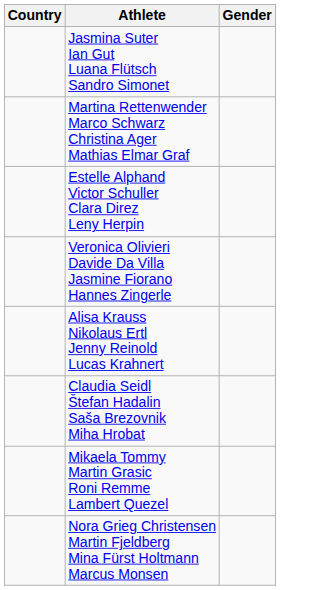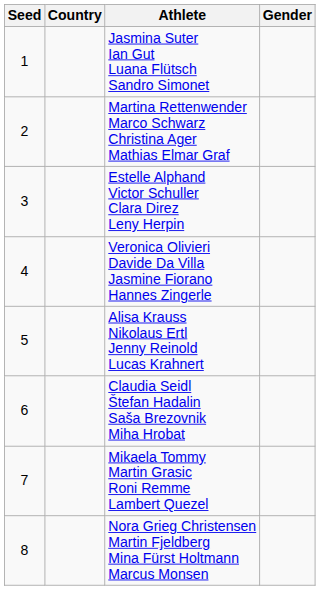+ column: (25, 15)
